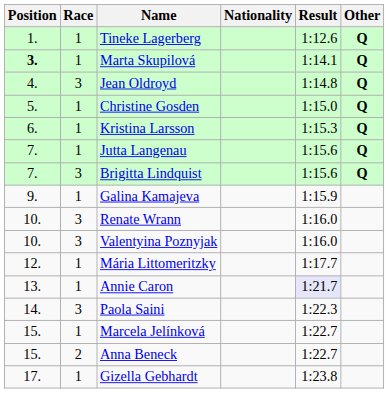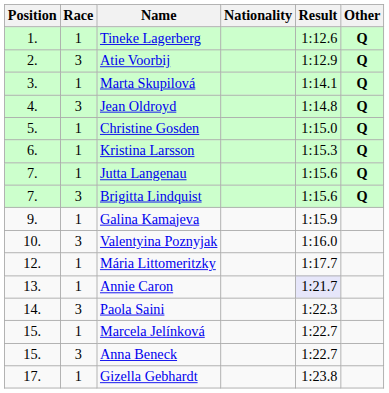+ row: (135, 60)
(32, 60) bold -> (32, 83) normal
- row: (140, 219)
(78, 354) 2 -> (78, 354) 3
